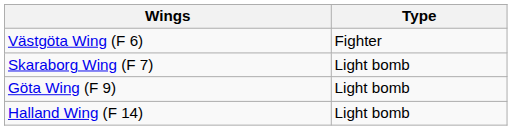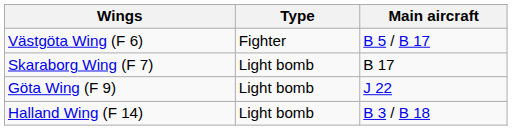+ column: (434, 16)
